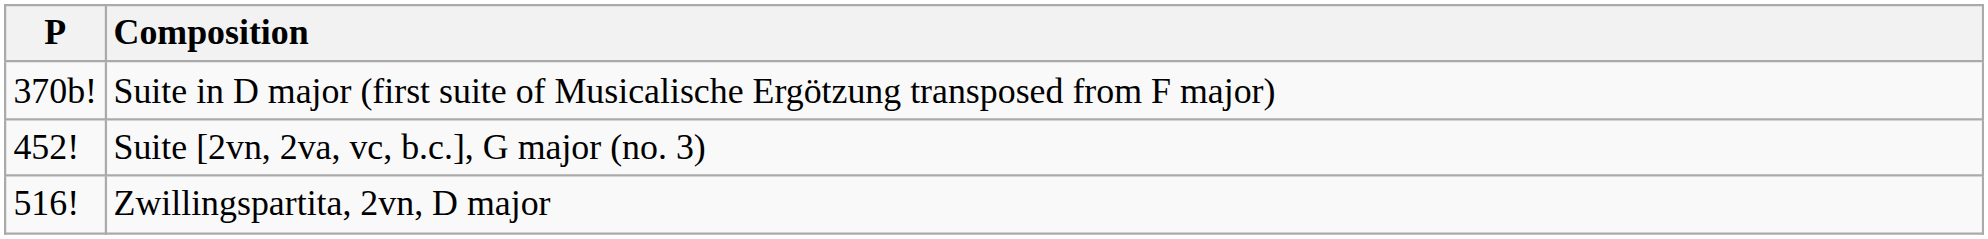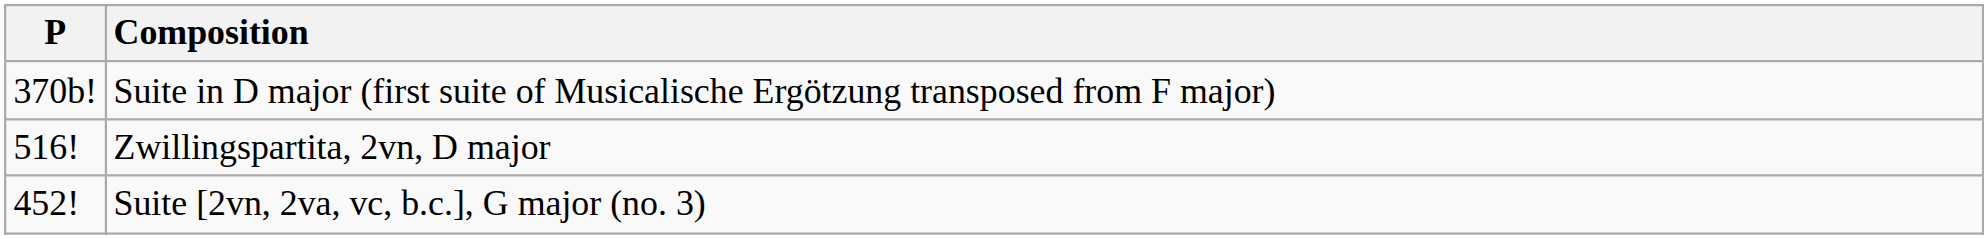rows swapped: (410, 146) <-> (332, 203)
